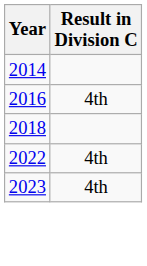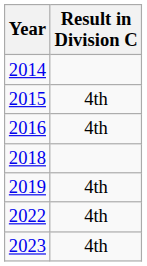+ row: (27, 98)
+ row: (27, 187)
